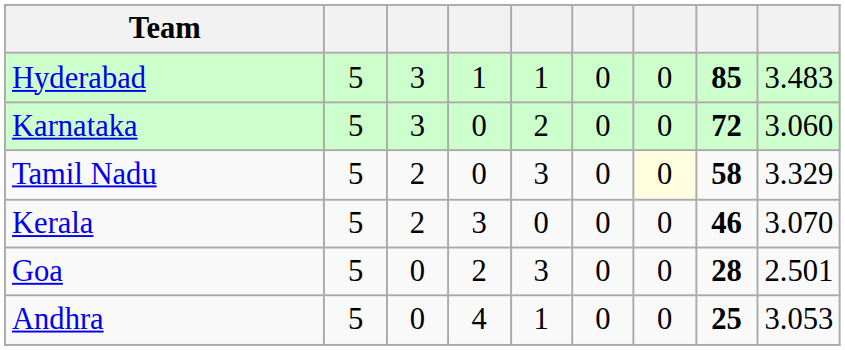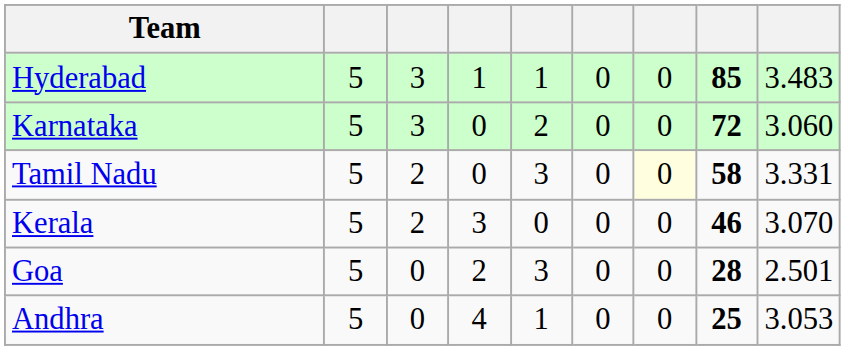(799, 174) 3.329 -> (799, 174) 3.331
